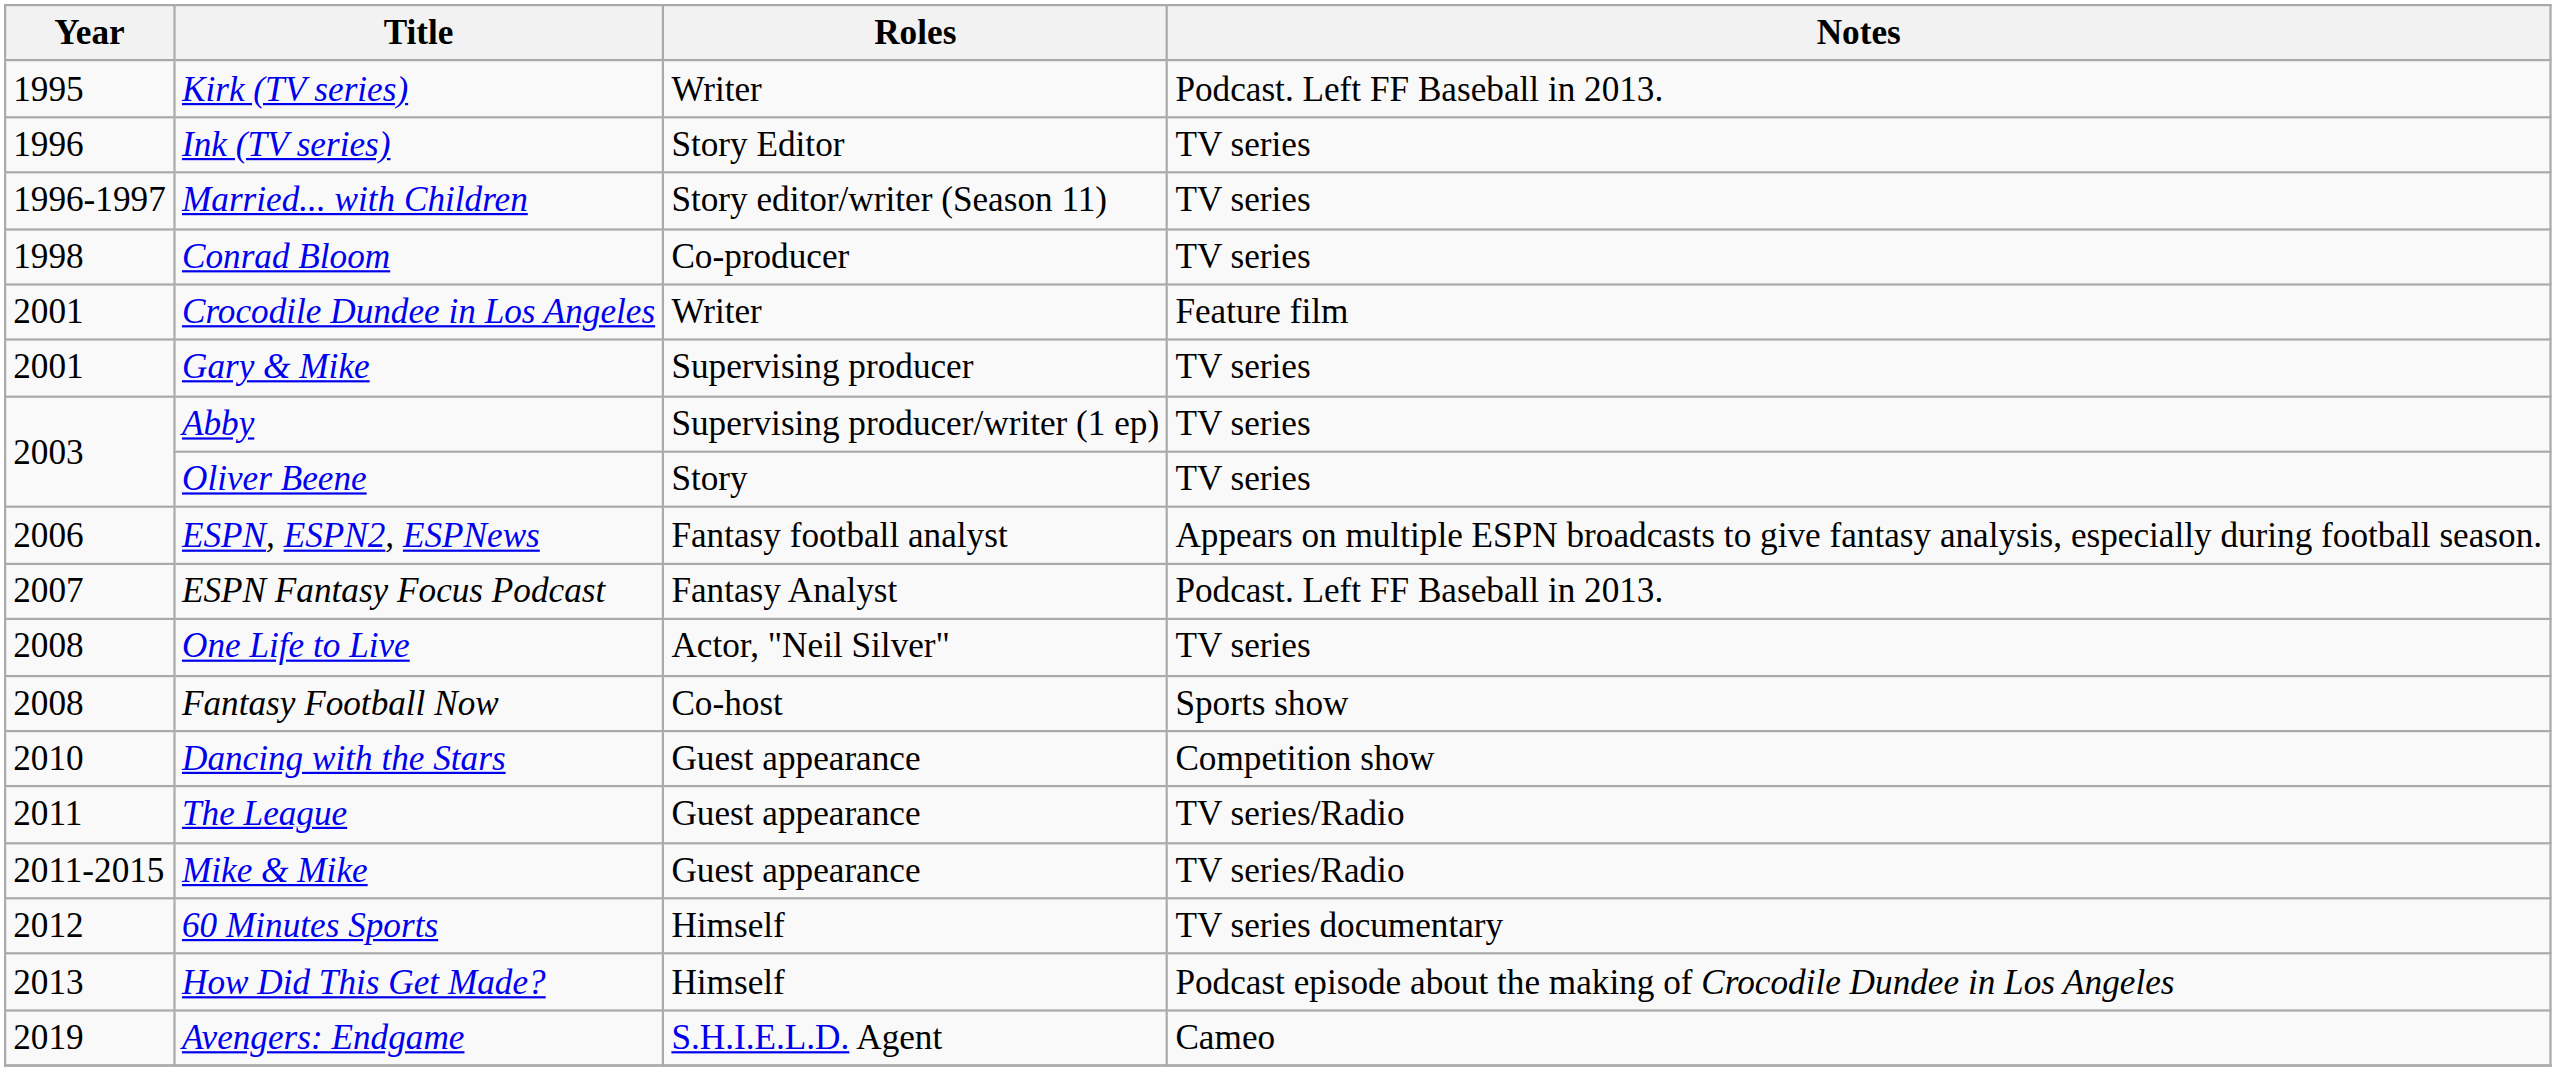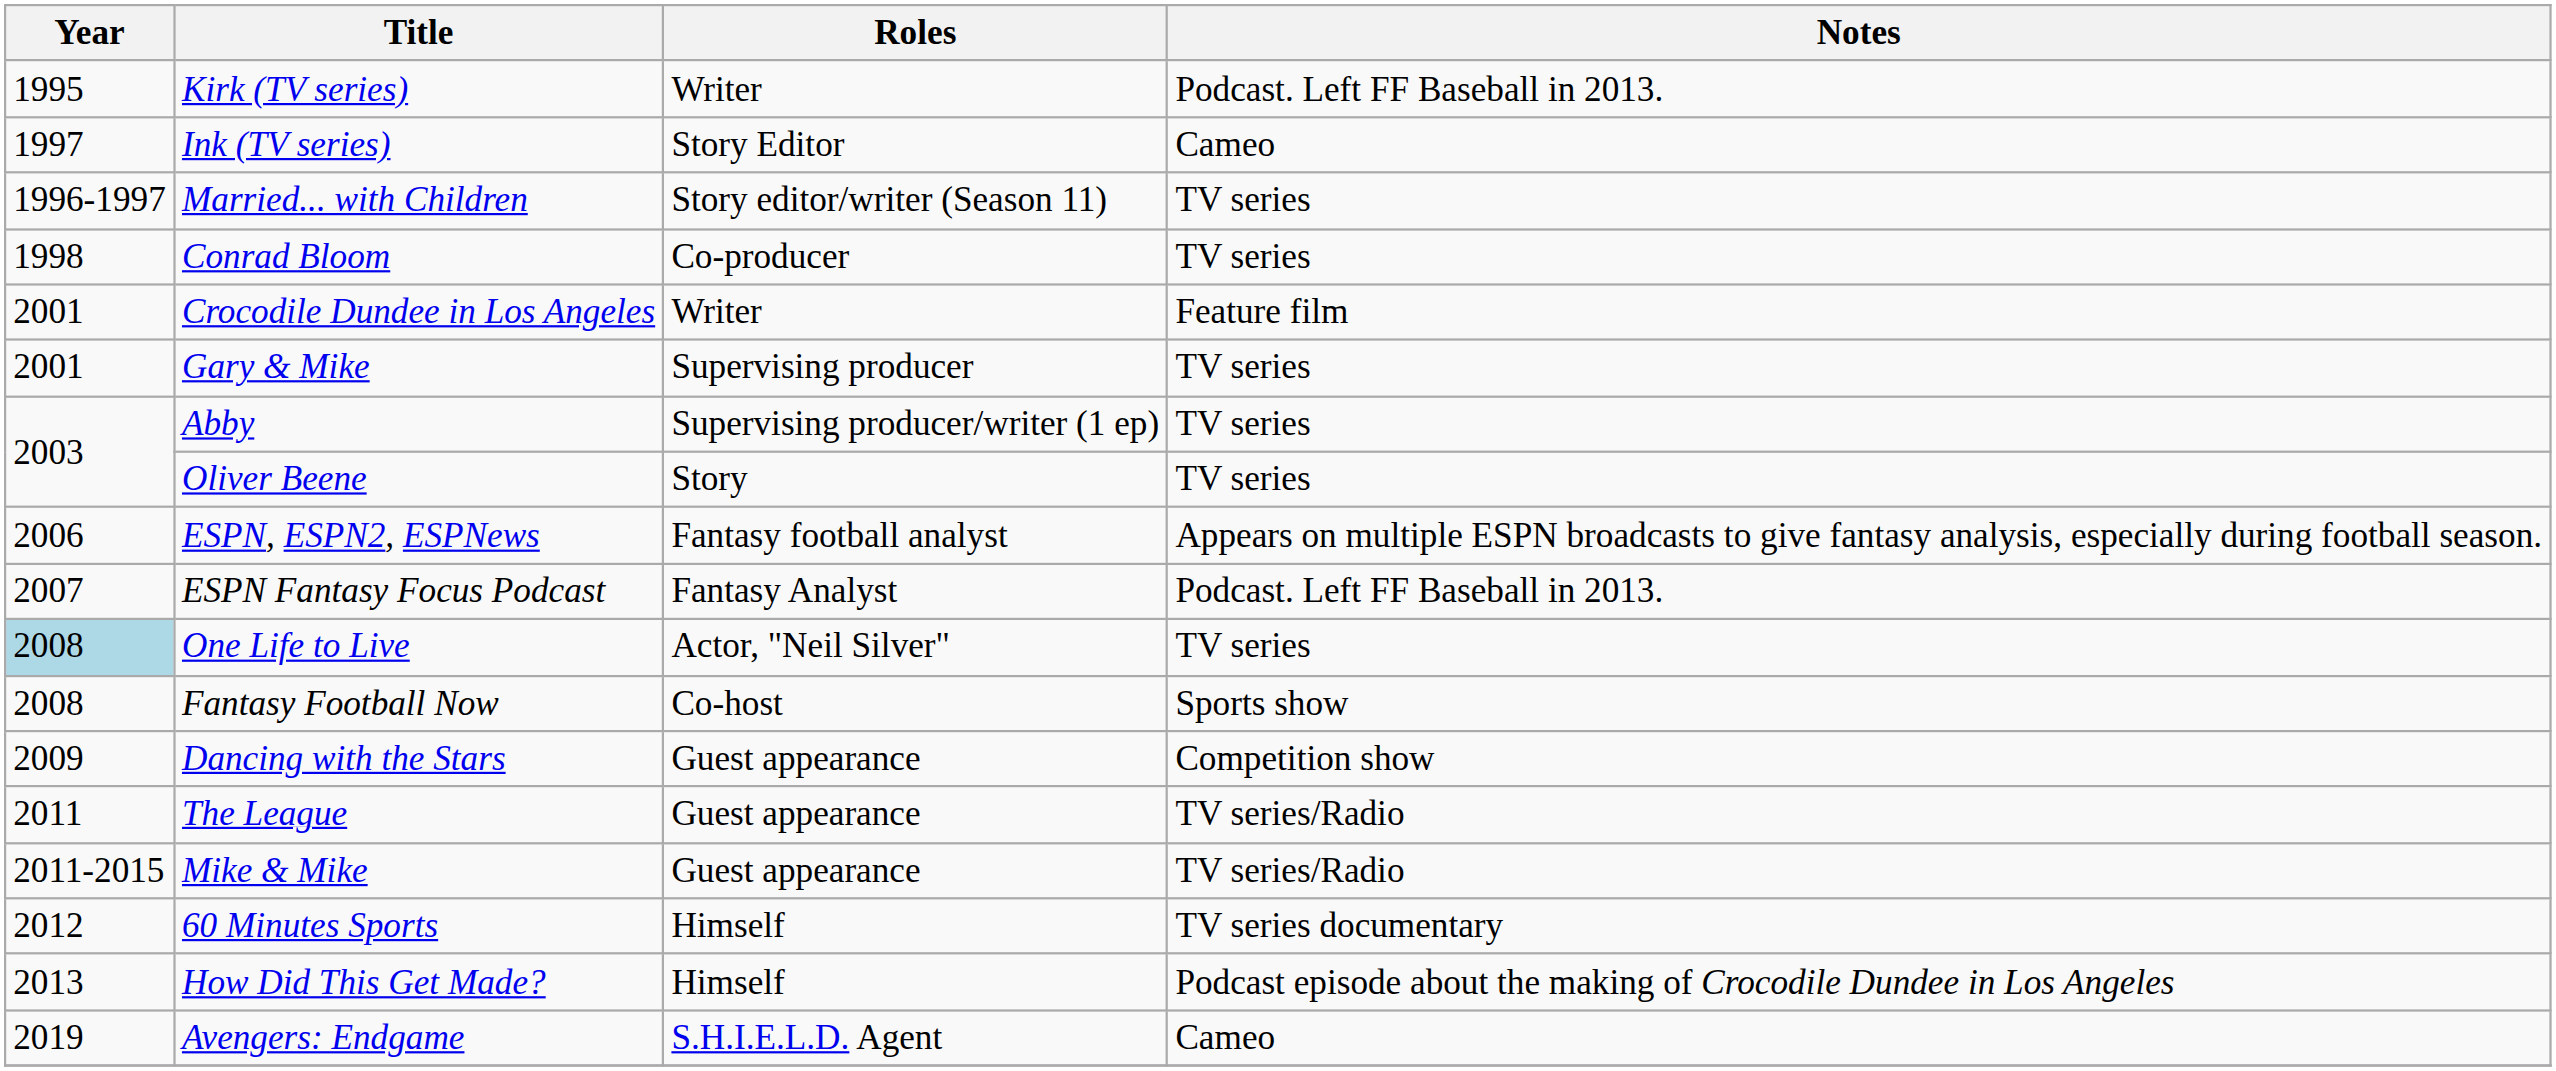(48, 144) 1996 -> (48, 144) 1997
(1243, 144) TV series -> (1225, 144) Cameo
(48, 646) no background -> (48, 646) lightblue background
(48, 758) 2010 -> (48, 758) 2009
